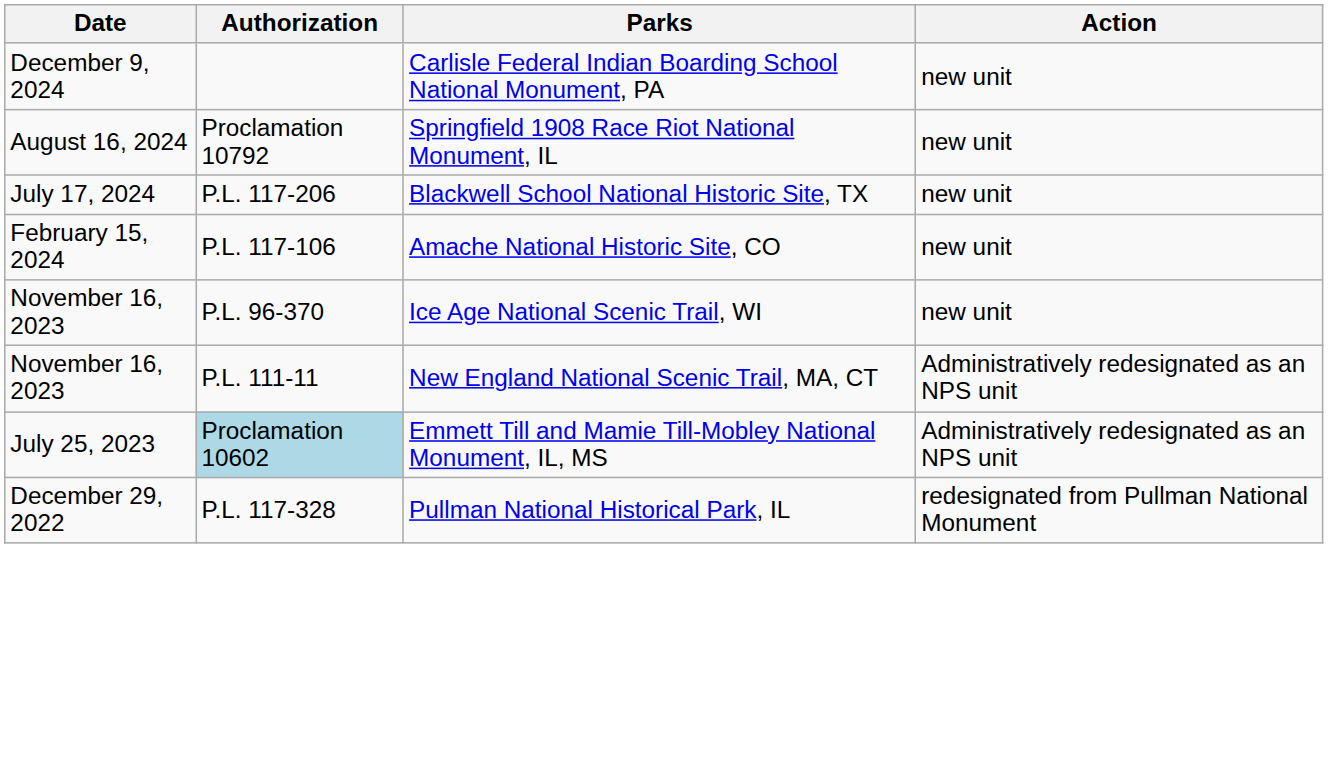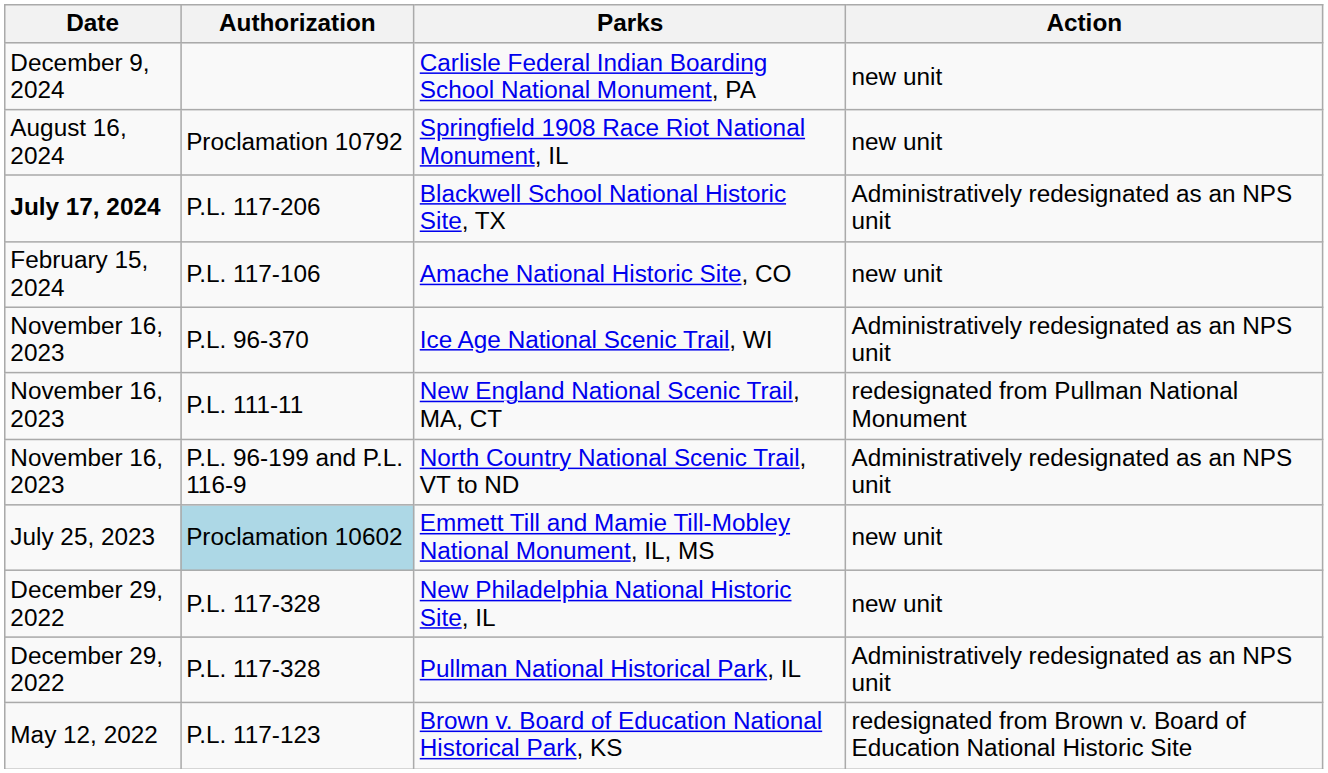(83, 194) normal -> (85, 207) bold
(967, 194) new unit -> (1072, 207) Administratively redesignated as an NPS unit
(967, 312) new unit -> (1072, 339) Administratively redesignated as an NPS unit
(1113, 378) Administratively redesignated as an NPS unit -> (1045, 405) redesignated from Pullman National Monument
+ row: (613, 471)
(1113, 444) Administratively redesignated as an NPS unit -> (897, 537) new unit
+ row: (606, 603)
(1115, 510) redesignated from Pullman National Monument -> (1072, 669) Administratively redesignated as an NPS unit
+ row: (621, 735)
